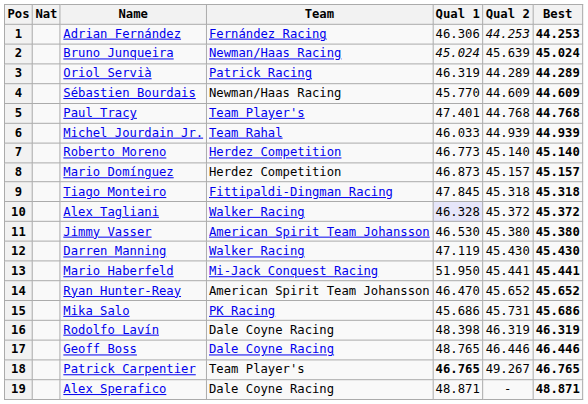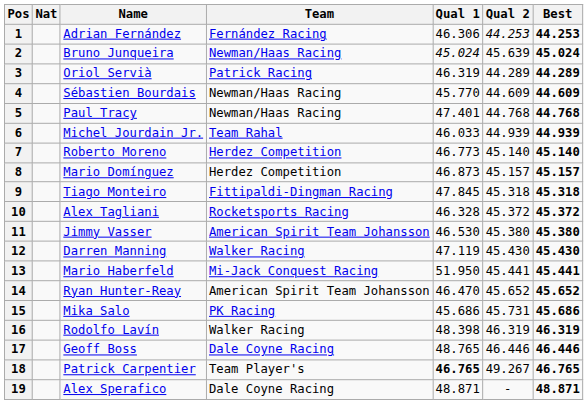(257, 113) Team Player's -> (275, 113) Newman/Haas Racing
(257, 212) Walker Racing -> (279, 212) Rocketsports Racing
(458, 212) lavender background -> (458, 212) no background
(272, 331) Dale Coyne Racing -> (257, 331) Walker Racing
